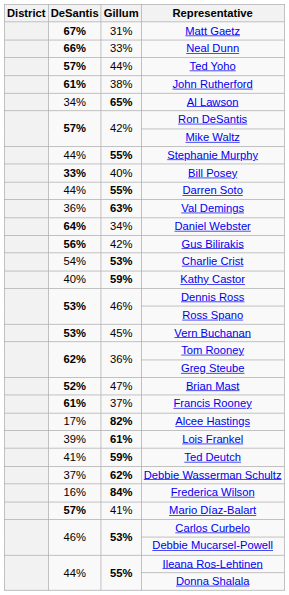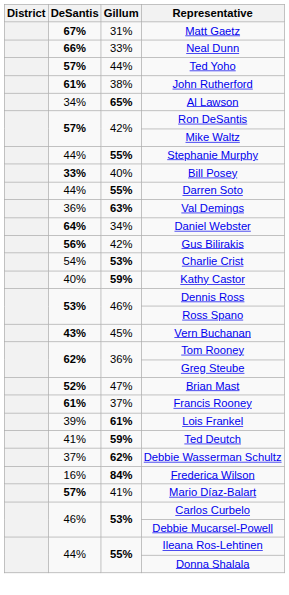(75, 333) 53% -> (75, 333) 43%
- row: (213, 421)
